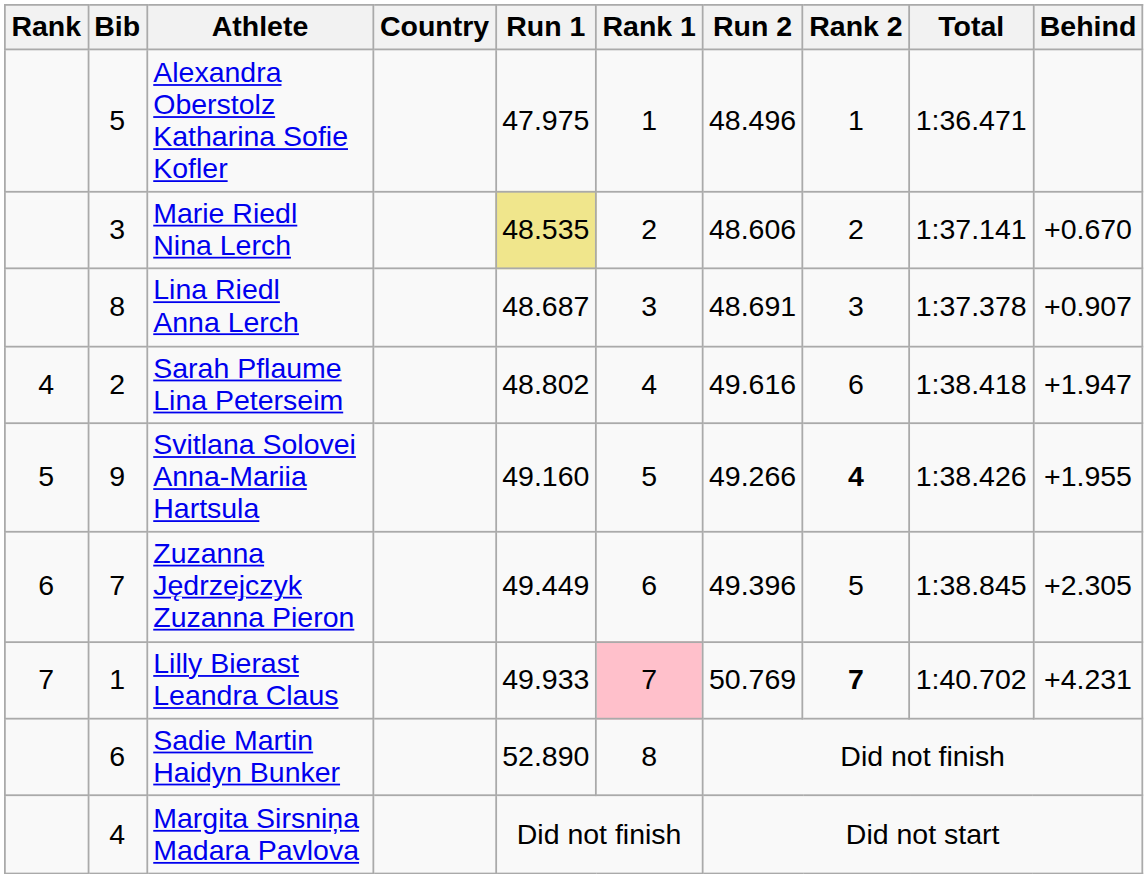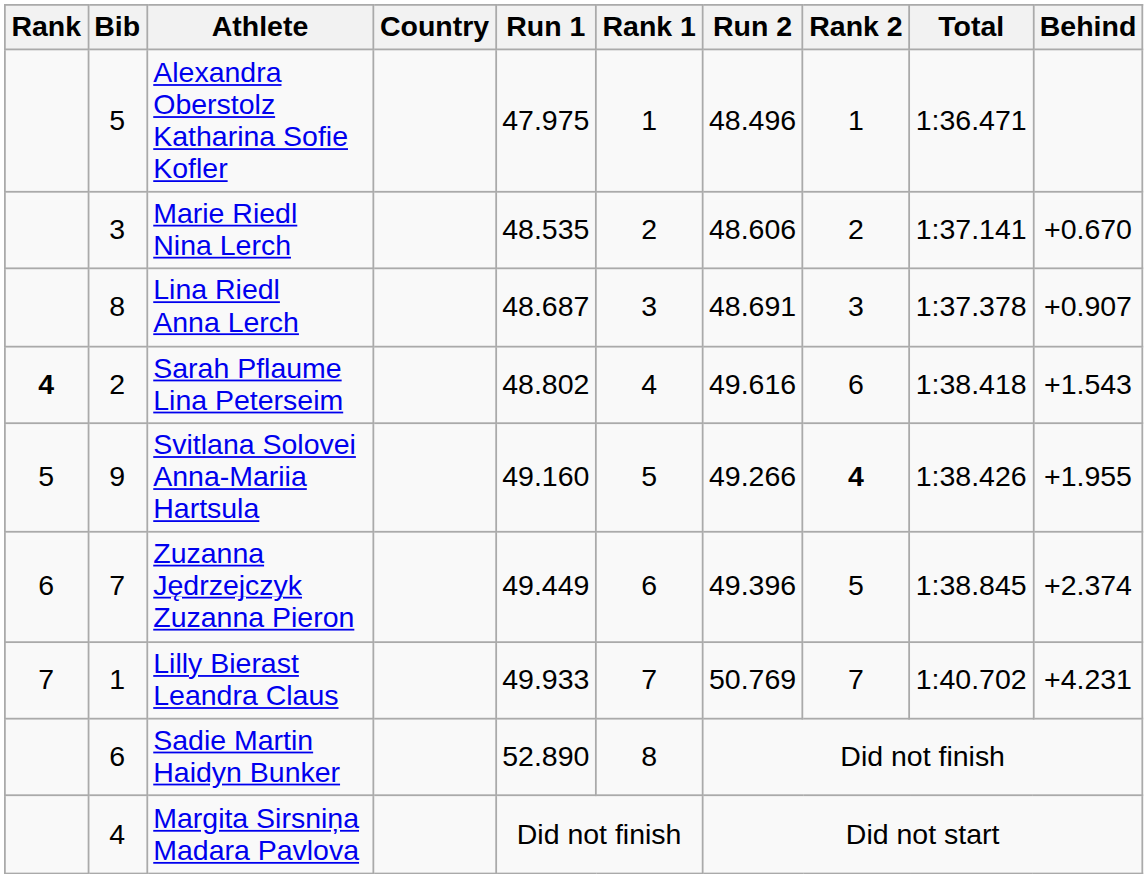(546, 229) khaki background -> (546, 229) no background
(46, 383) normal -> (46, 383) bold
(1088, 383) +1.947 -> (1088, 383) +1.543
(1088, 586) +2.305 -> (1088, 586) +2.374
(649, 679) pink background -> (649, 679) no background
(856, 679) bold -> (856, 679) normal
